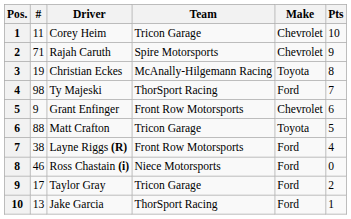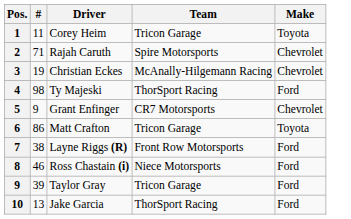- column: (336, 14)
(300, 33) Chevrolet -> (293, 33) Toyota
(293, 71) Toyota -> (300, 71) Chevrolet
(189, 109) Front Row Motorsports -> (175, 109) CR7 Motorsports
(38, 128) 88 -> (38, 128) 86
(38, 185) 17 -> (38, 185) 39
